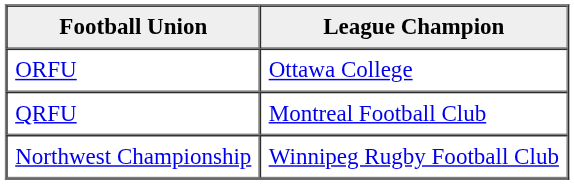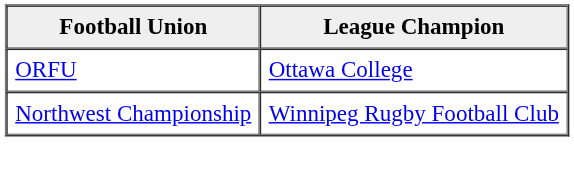- row: (46, 113)
